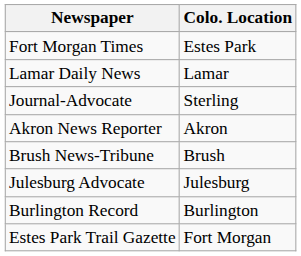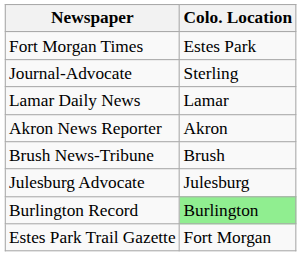rows swapped: (70, 100) <-> (75, 73)
(221, 210) no background -> (221, 210) lightgreen background
